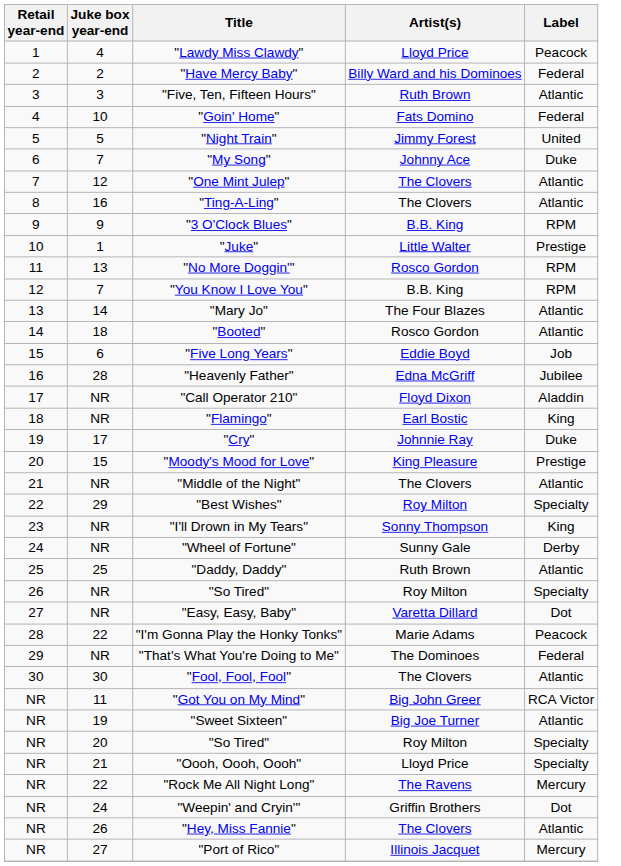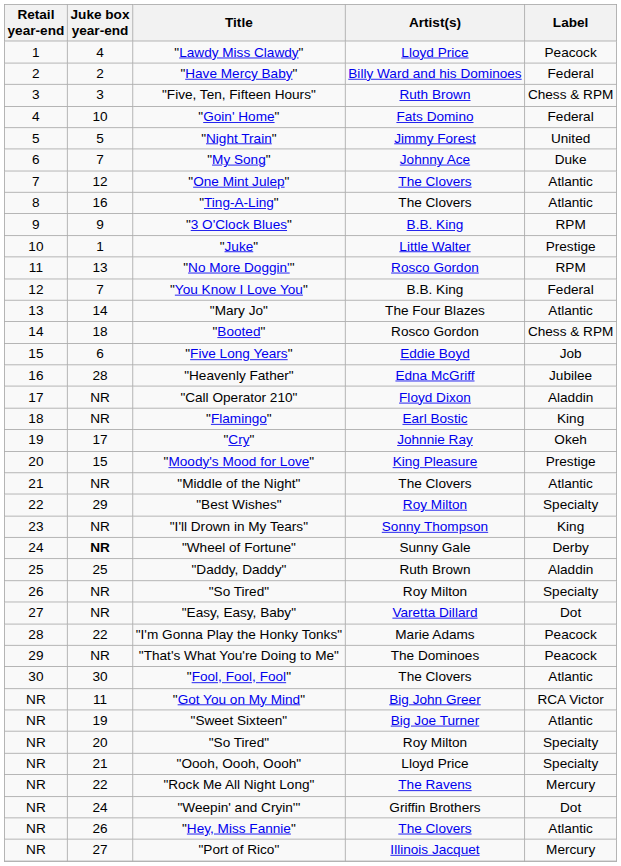(561, 95) Atlantic -> (571, 95) Chess & RPM
(561, 289) RPM -> (571, 289) Federal
(561, 332) Atlantic -> (571, 332) Chess & RPM
(561, 440) Duke -> (571, 440) Okeh
(100, 548) normal -> (100, 548) bold
(561, 569) Atlantic -> (571, 569) Aladdin
(561, 656) Federal -> (571, 656) Peacock
